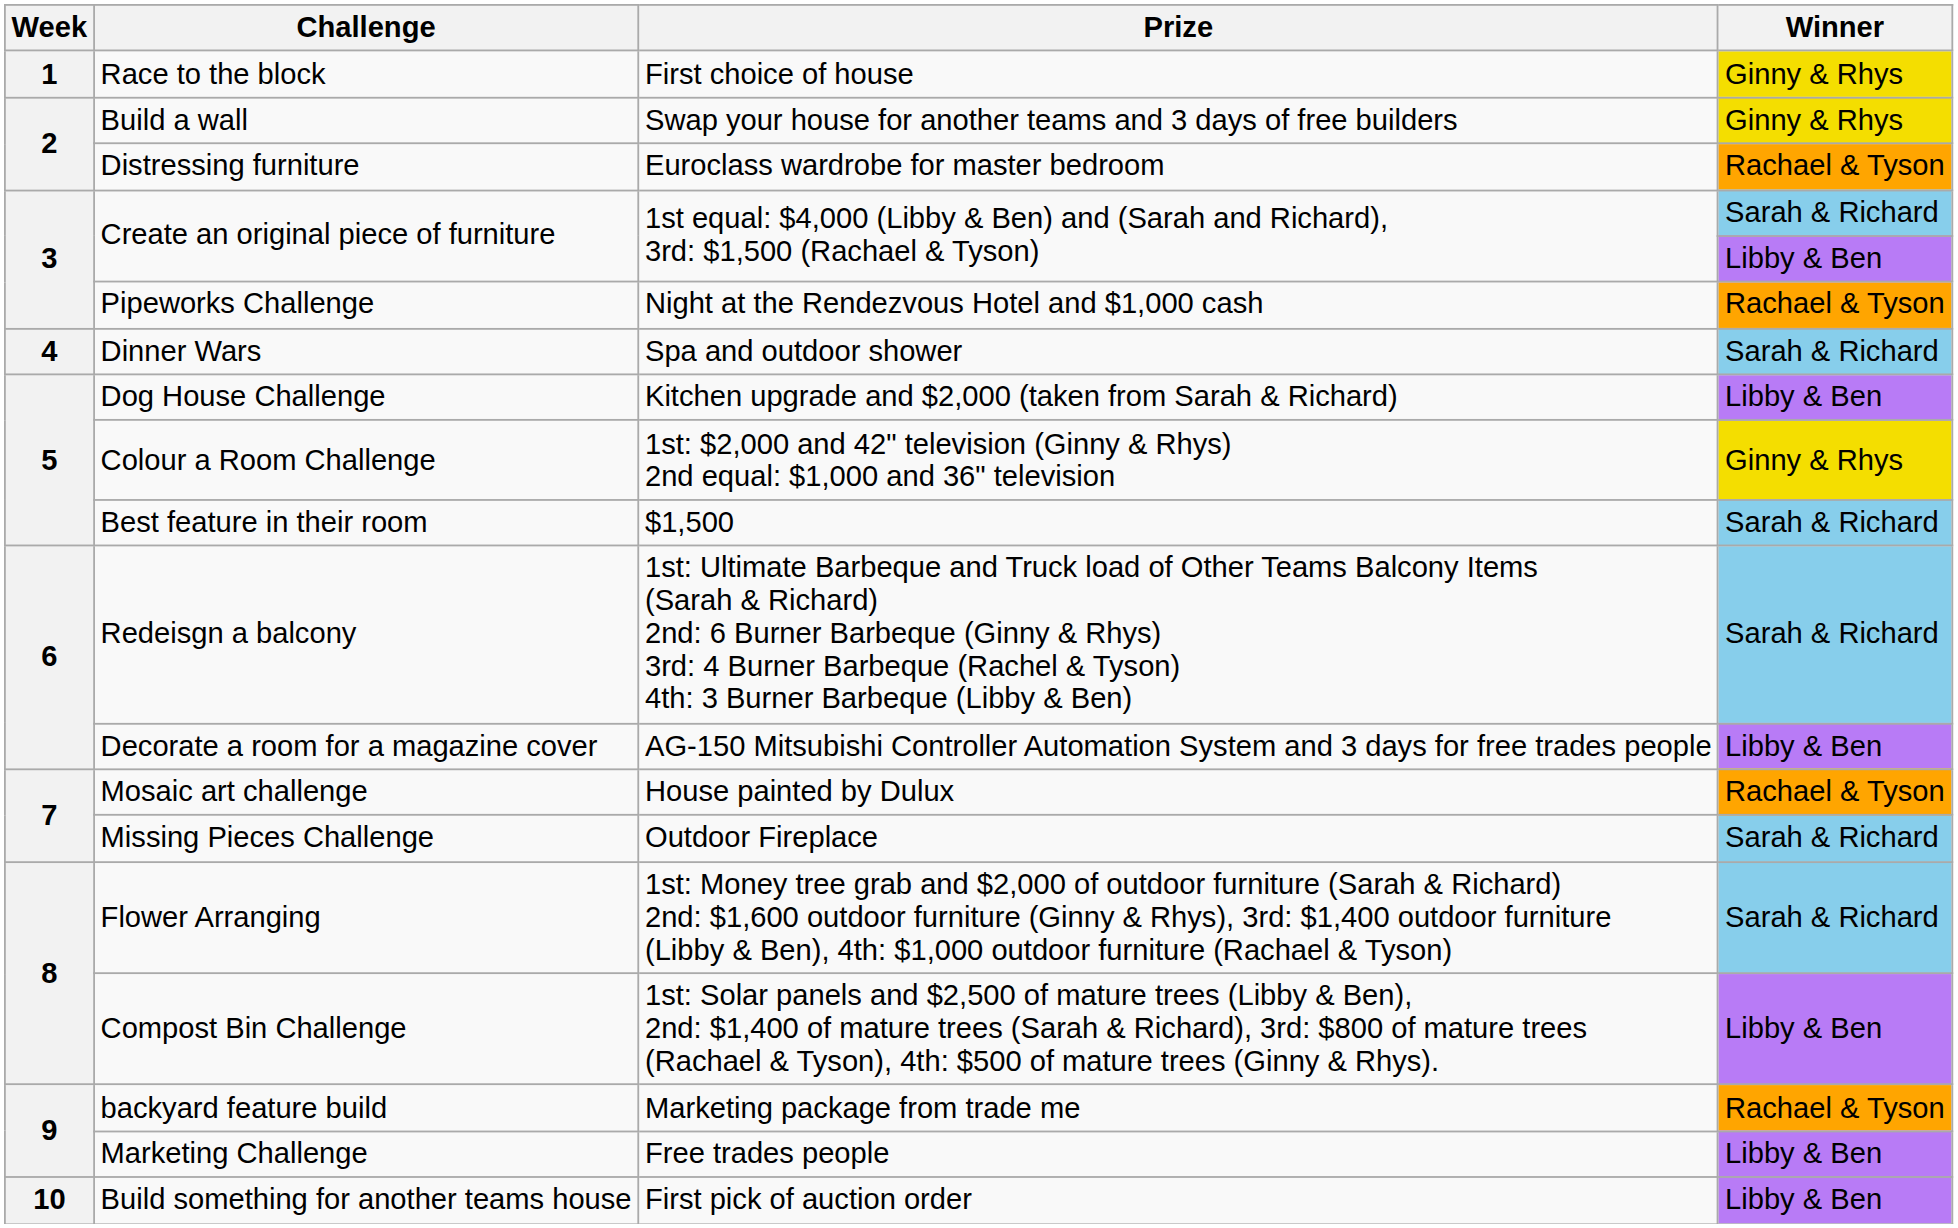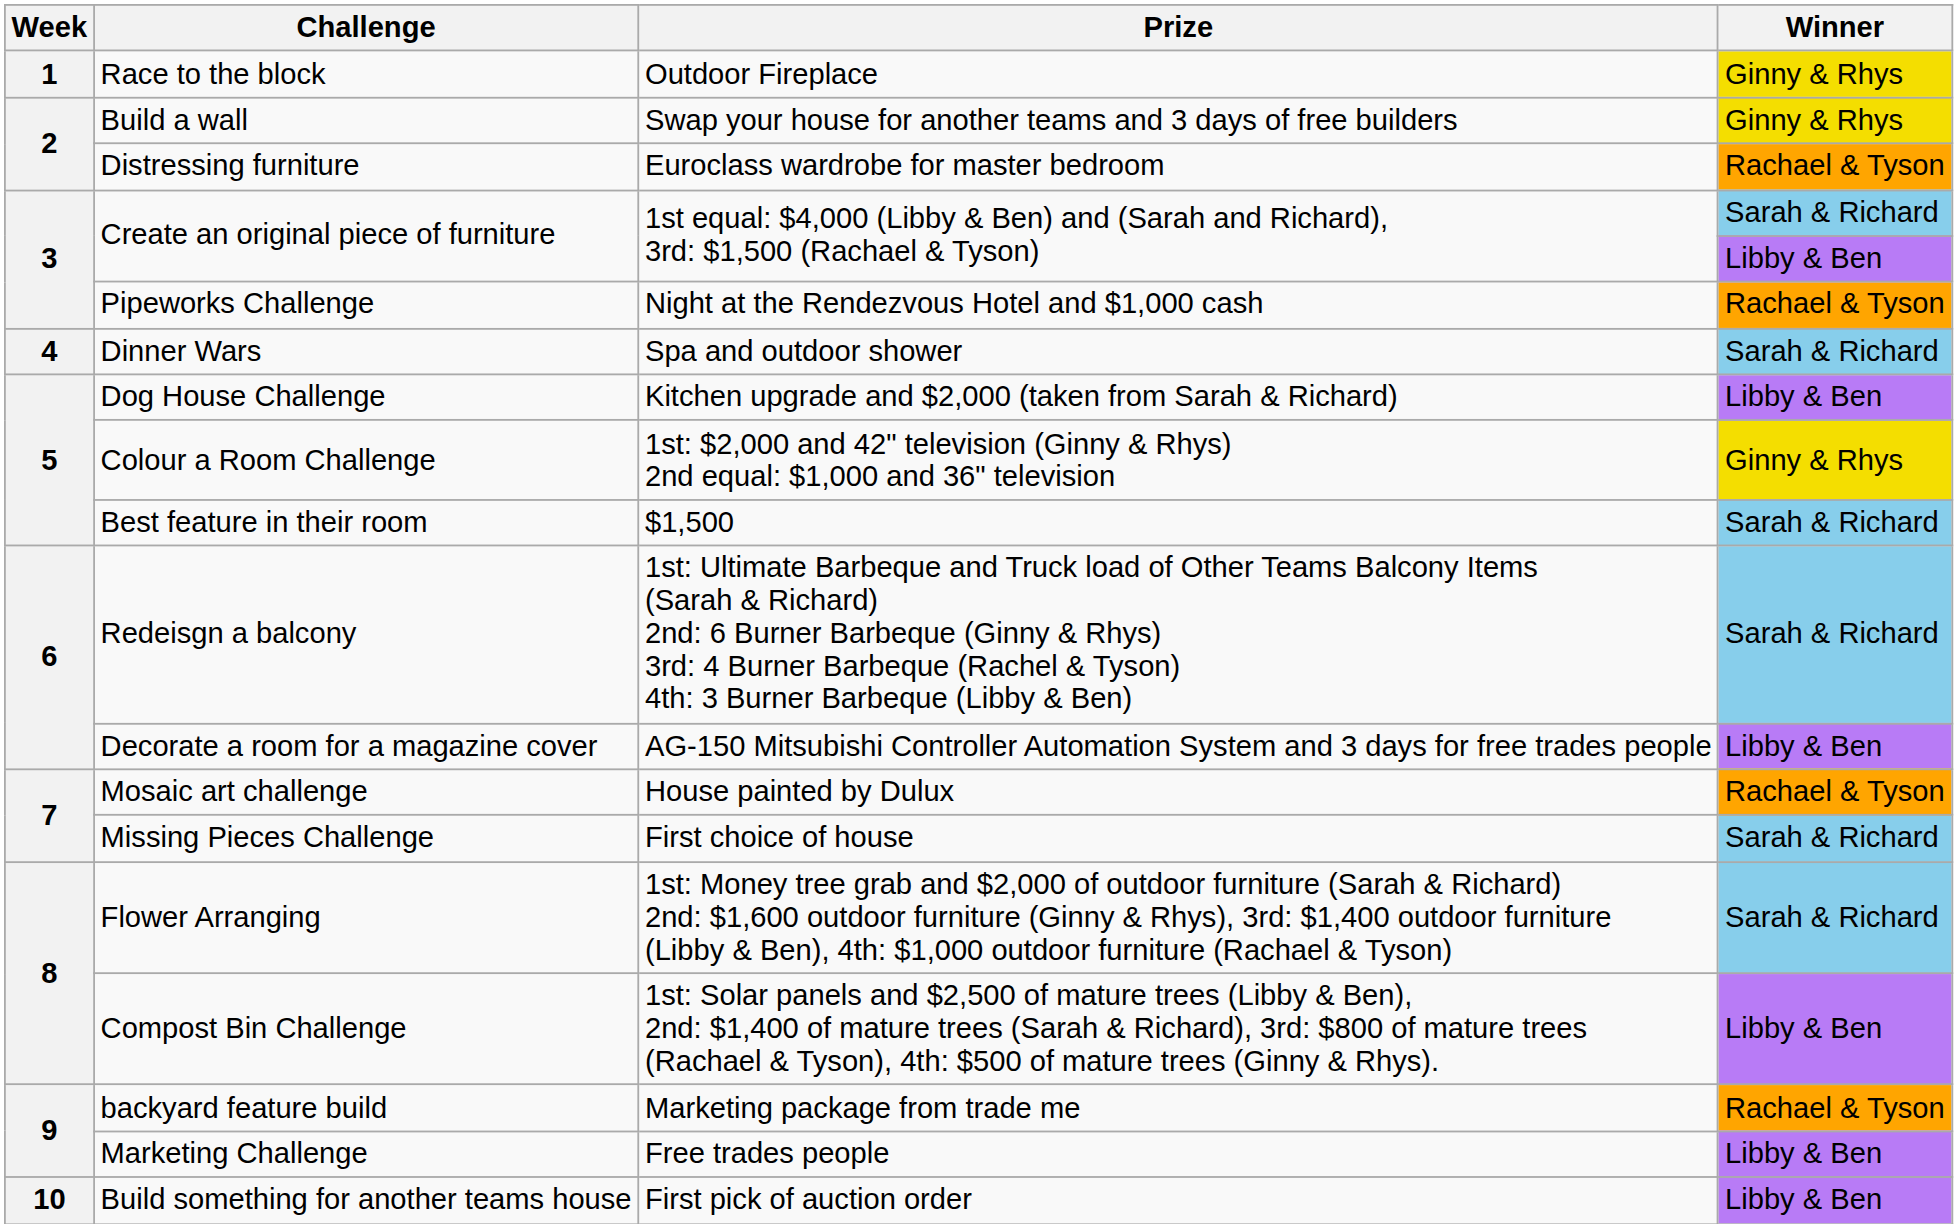(779, 73) First choice of house -> (762, 73) Outdoor Fireplace
(762, 837) Outdoor Fireplace -> (779, 837) First choice of house
